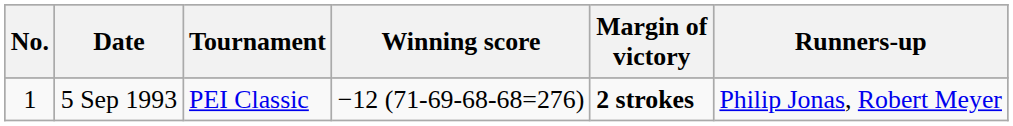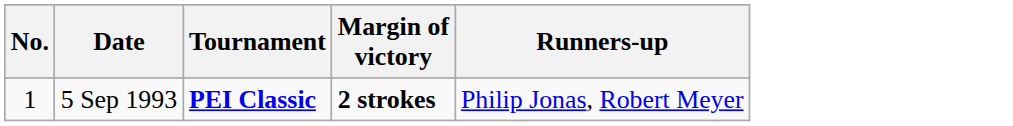- column: (461, 41)
(249, 99) normal -> (253, 99) bold
